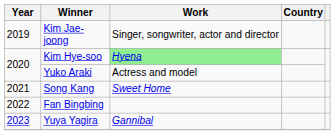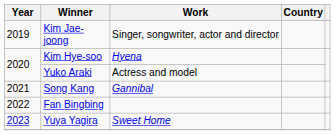(127, 56) lightgreen background -> (127, 56) no background
(141, 89) Sweet Home -> (133, 89) Gannibal
(133, 121) Gannibal -> (141, 121) Sweet Home
